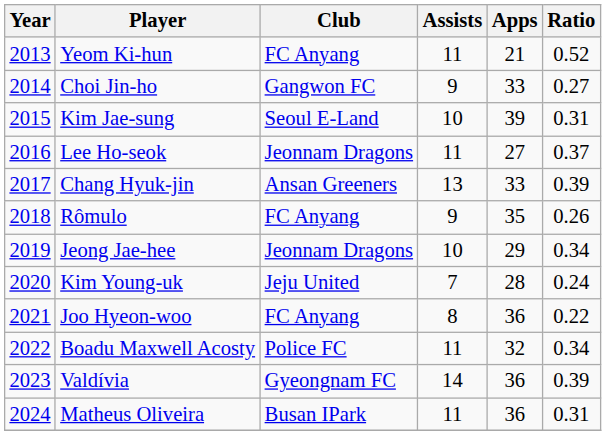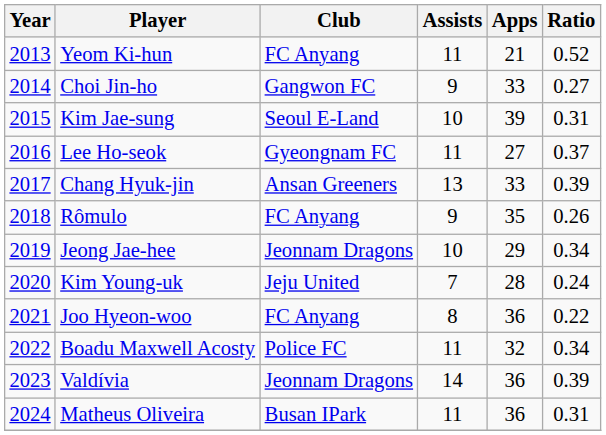(339, 151) Jeonnam Dragons -> (330, 151) Gyeongnam FC
(330, 380) Gyeongnam FC -> (339, 380) Jeonnam Dragons
